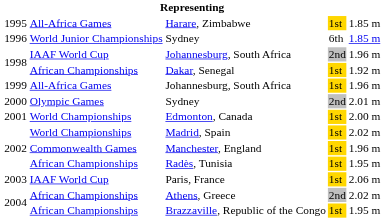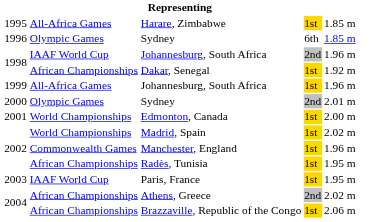(96, 38) World Junior Championships -> (67, 38) Olympic Games
(364, 179) 2.06 m -> (340, 179) 1.95 m
(364, 210) 1.95 m -> (340, 210) 2.06 m
